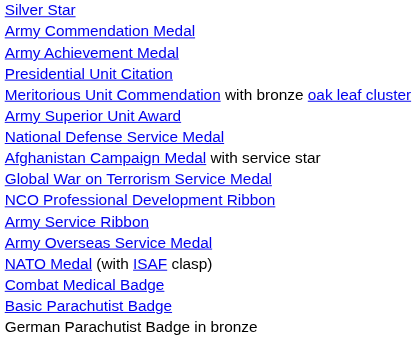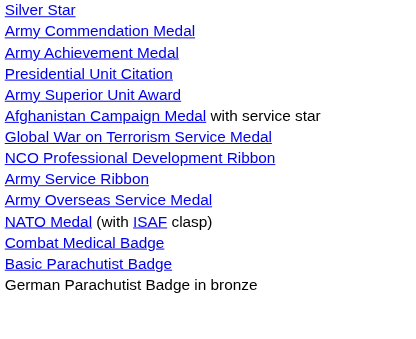- row: (208, 95)
- row: (114, 137)
